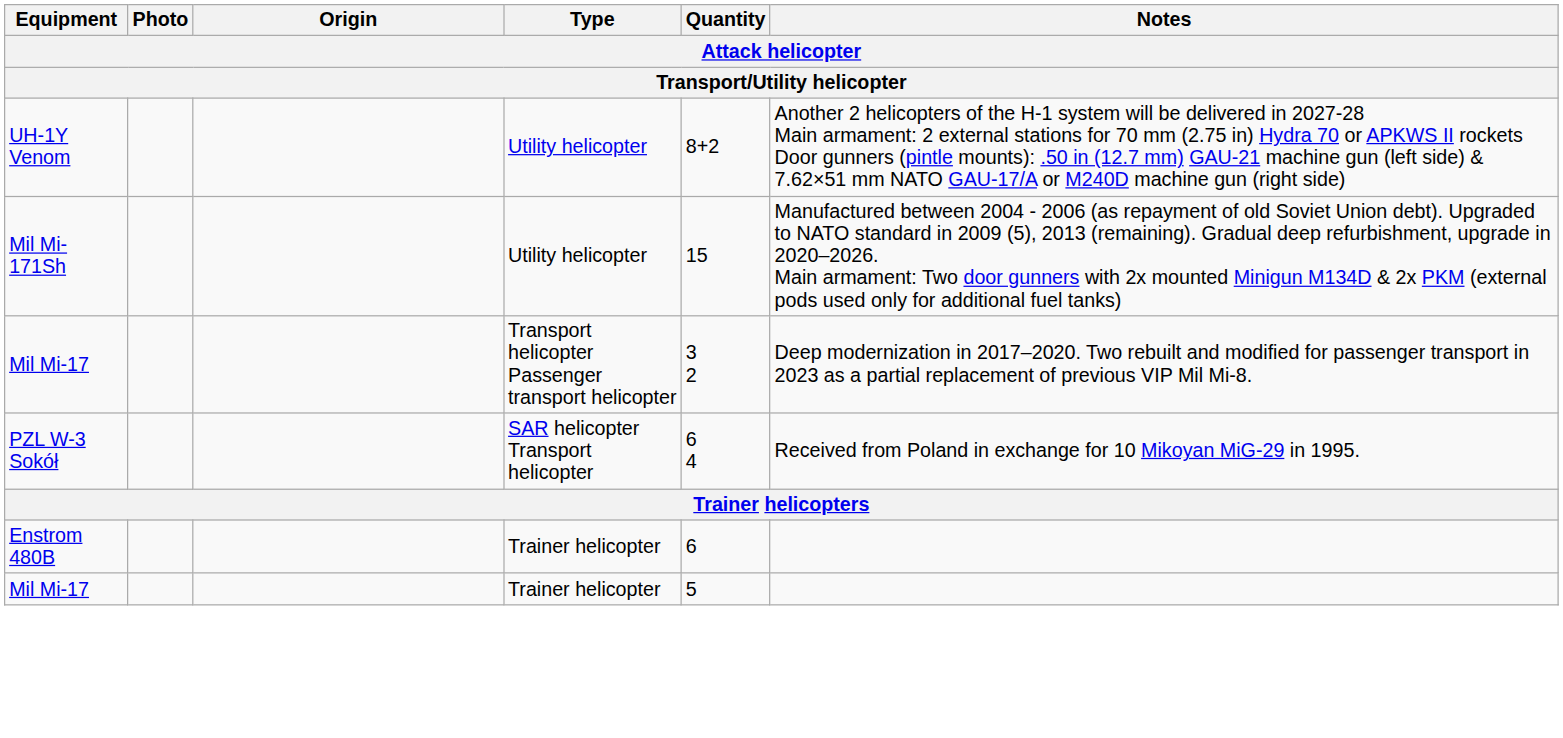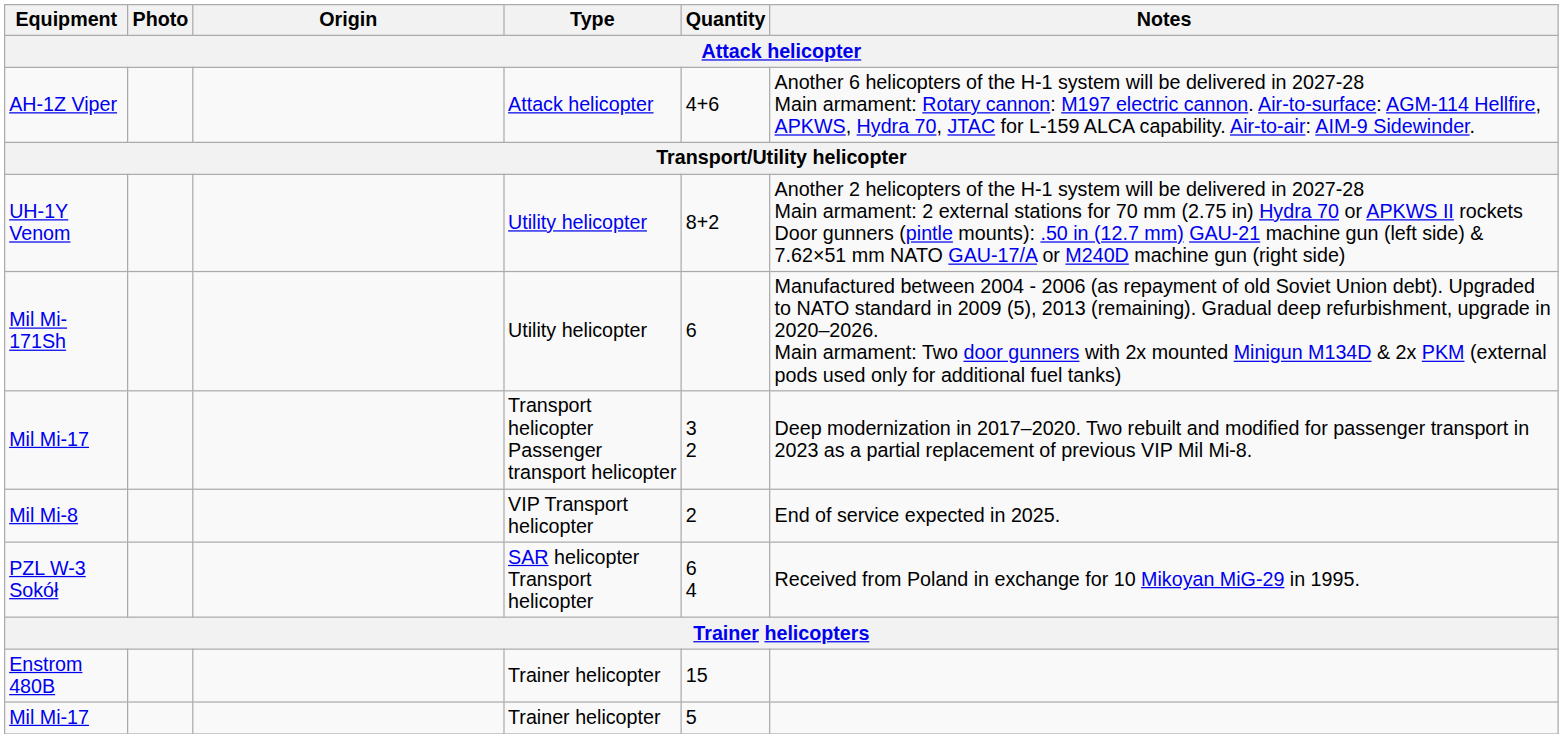+ row: (63, 104)
(697, 255) 15 -> (691, 331) 6
+ row: (44, 515)
(691, 546) 6 -> (697, 675) 15
